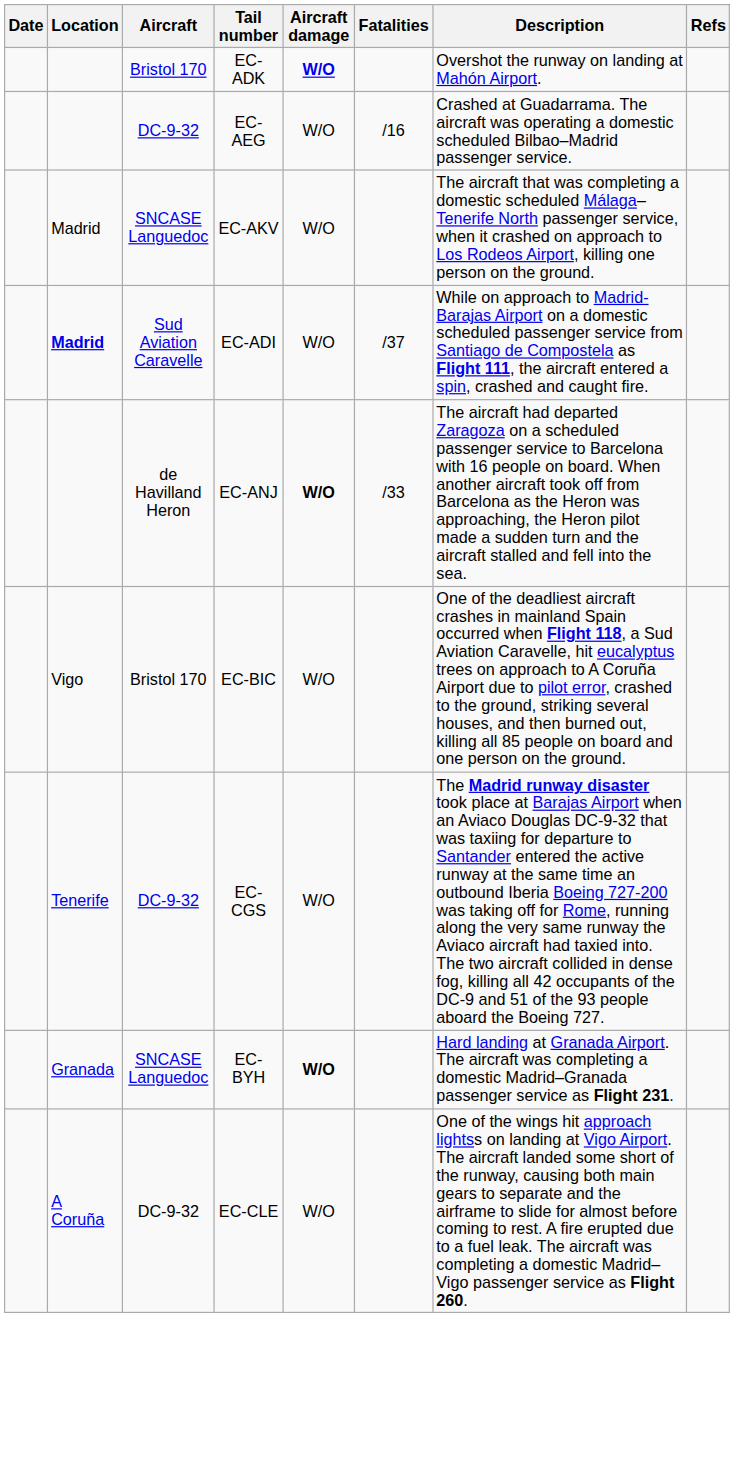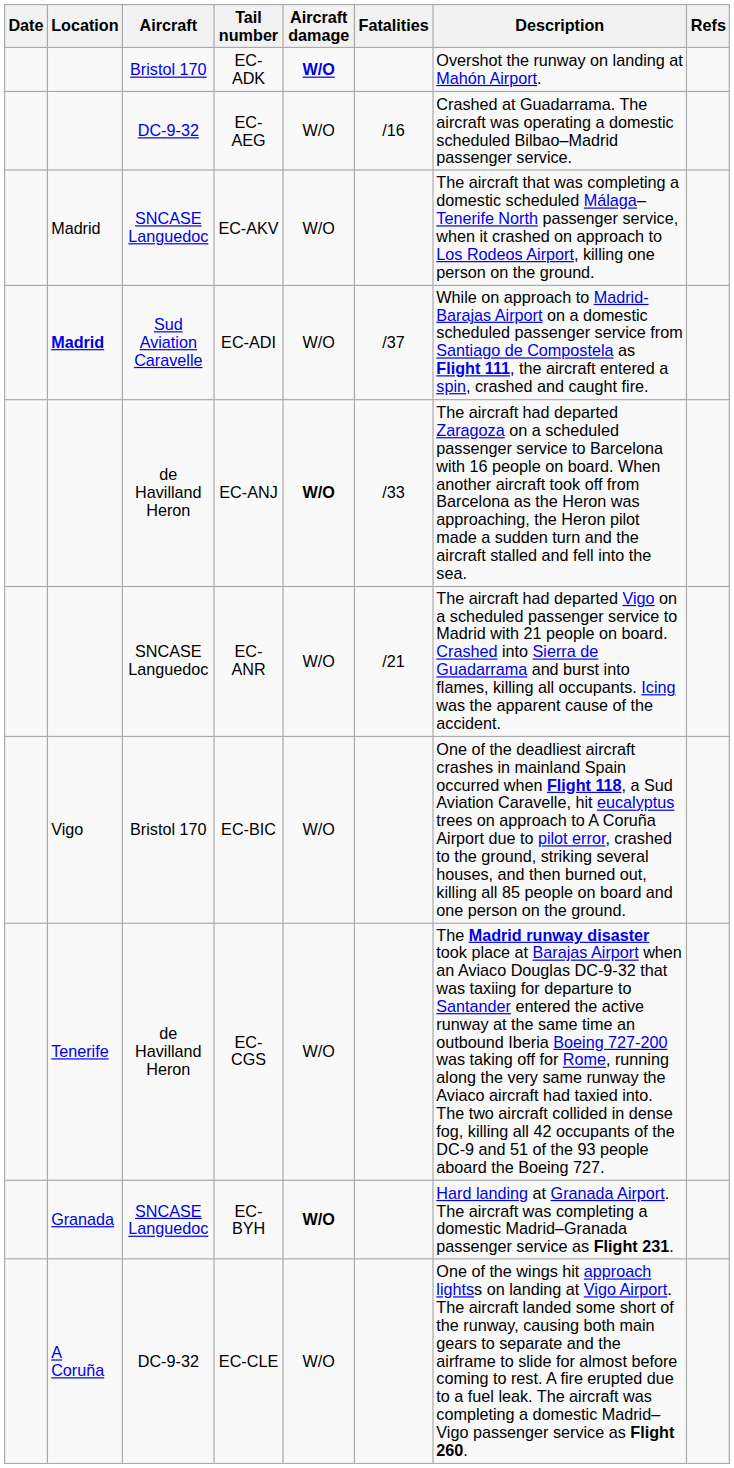+ row: (249, 661)
(168, 901) DC-9-32 -> (168, 1051) de Havilland Heron
